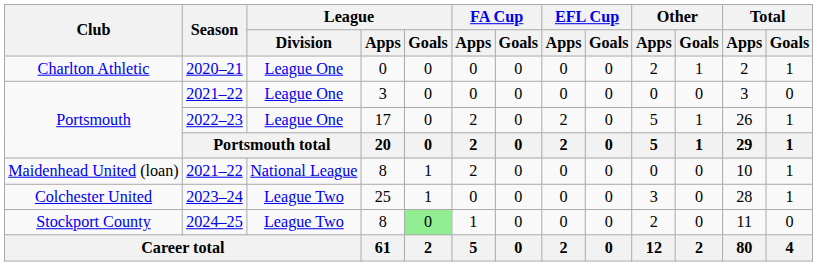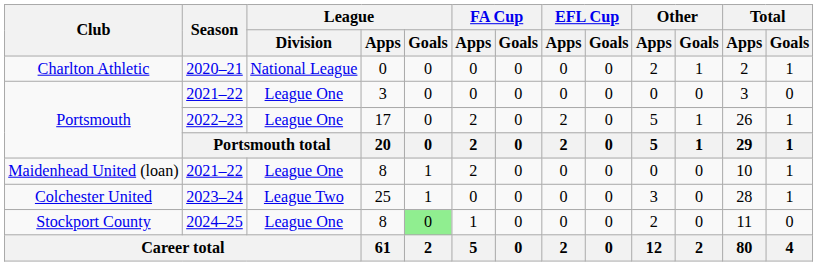(304, 68) League One -> (304, 68) National League
(304, 171) National League -> (304, 171) League One
(304, 222) League Two -> (304, 222) League One
